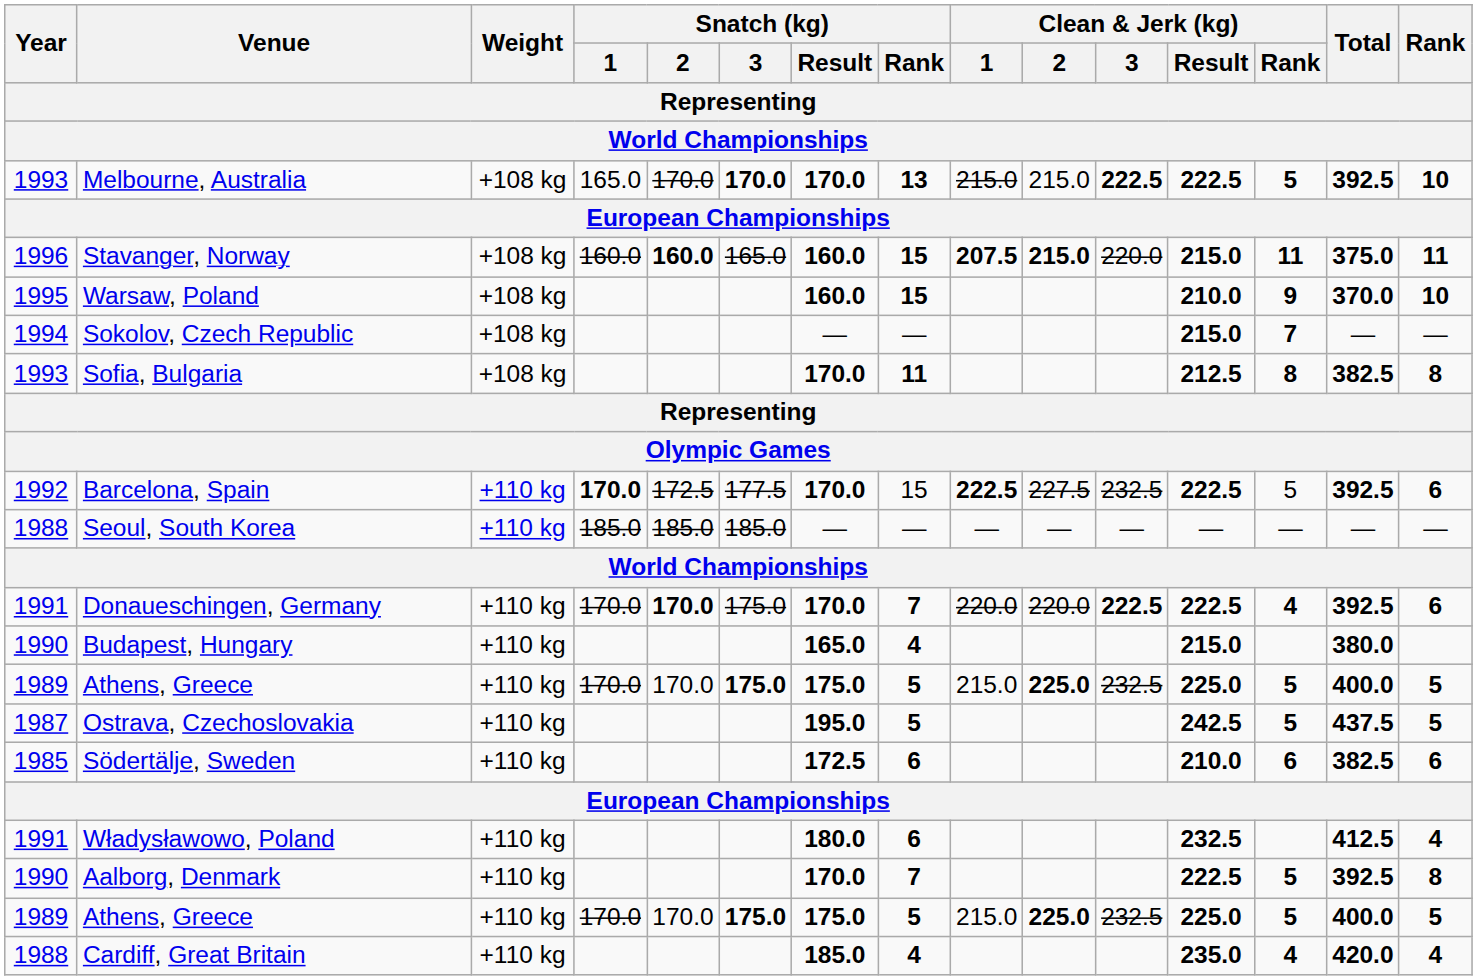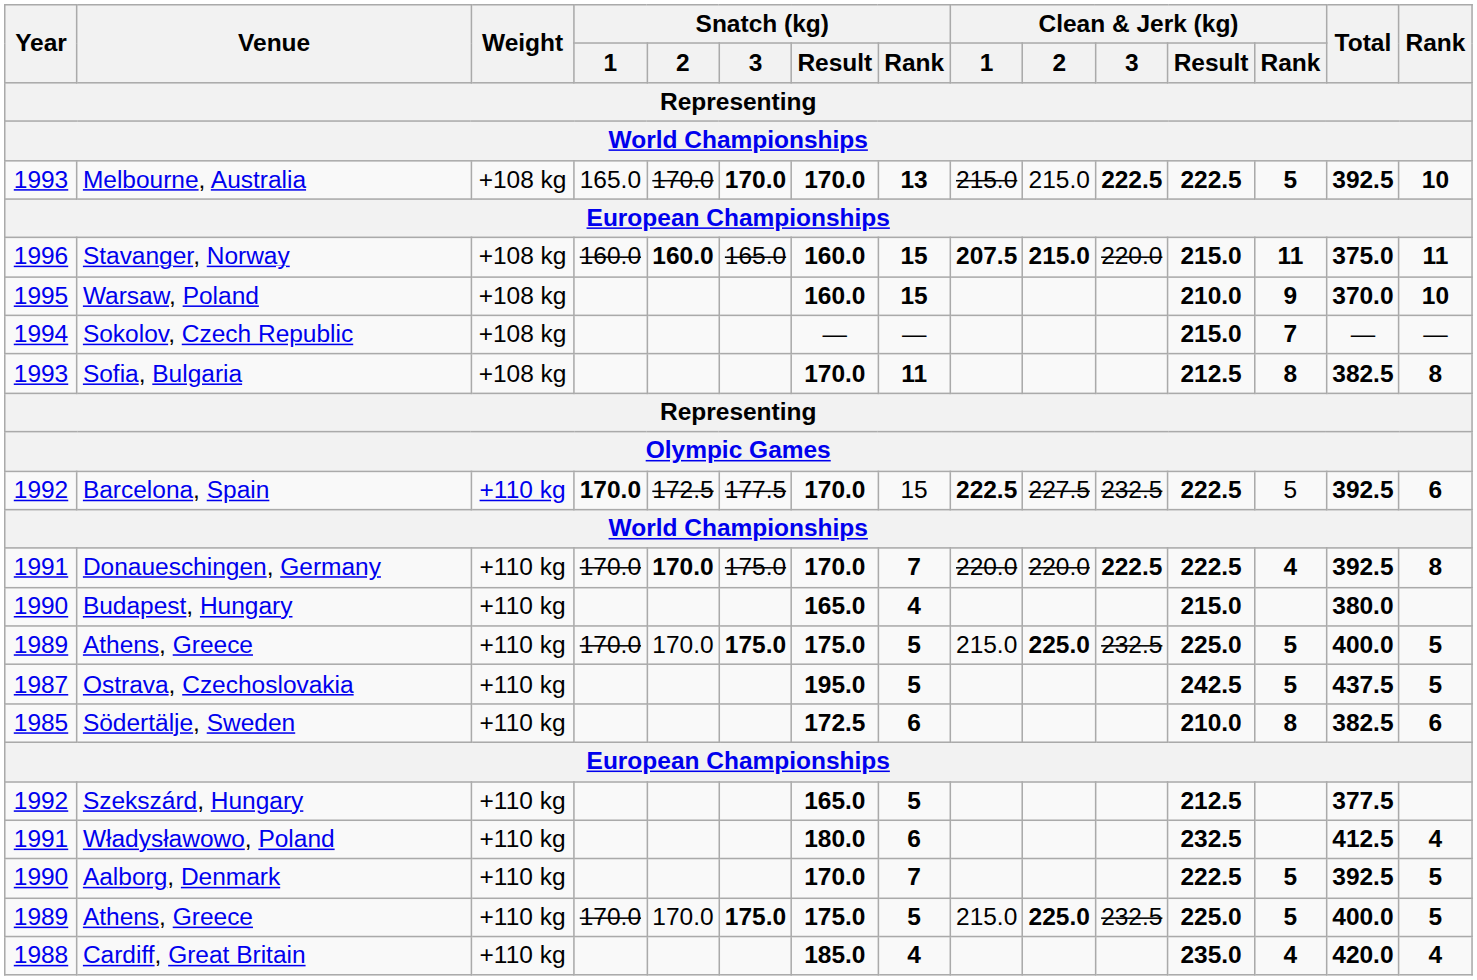- row: (41, 528)
(1435, 606) 6 -> (1435, 567) 8
(1290, 761) 6 -> (1290, 722) 8
+ row: (41, 800)
(1435, 878) 8 -> (1435, 878) 5
